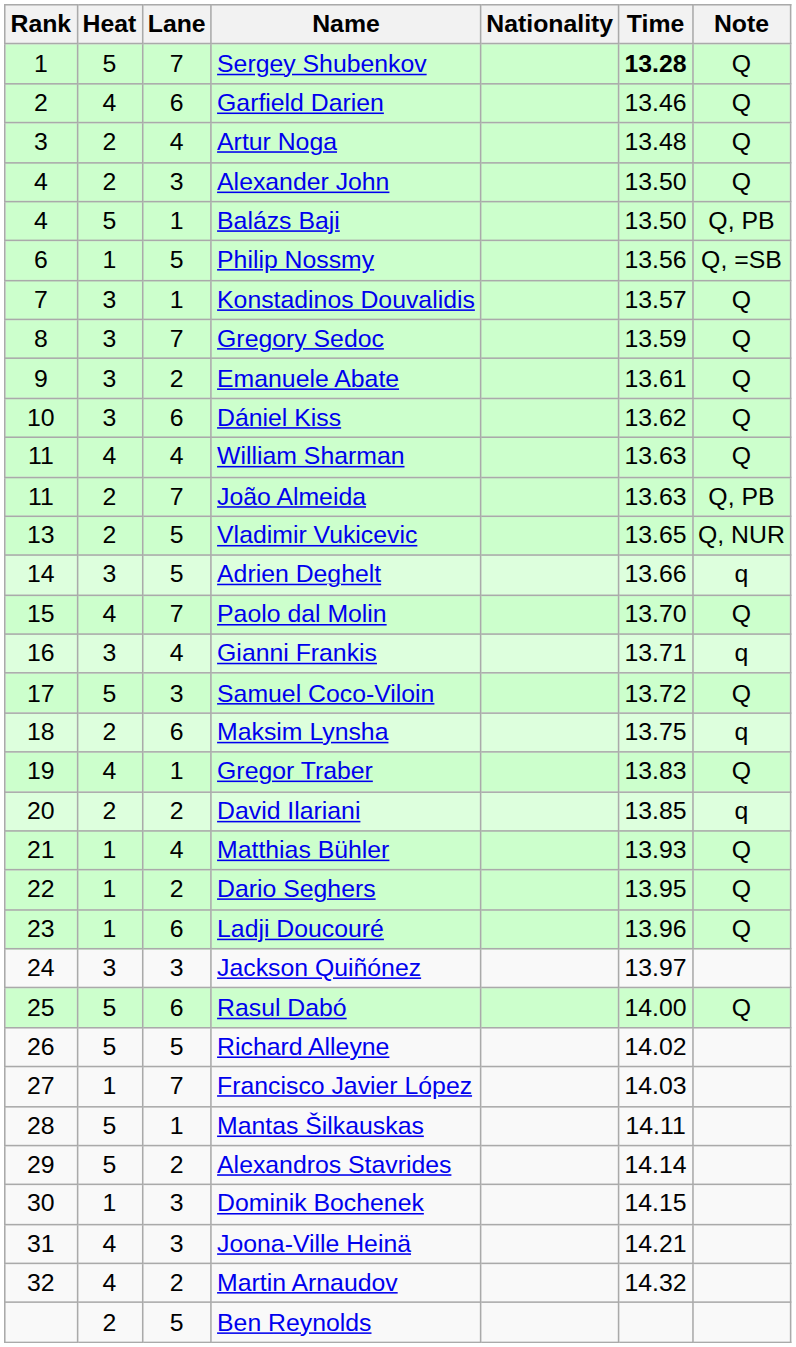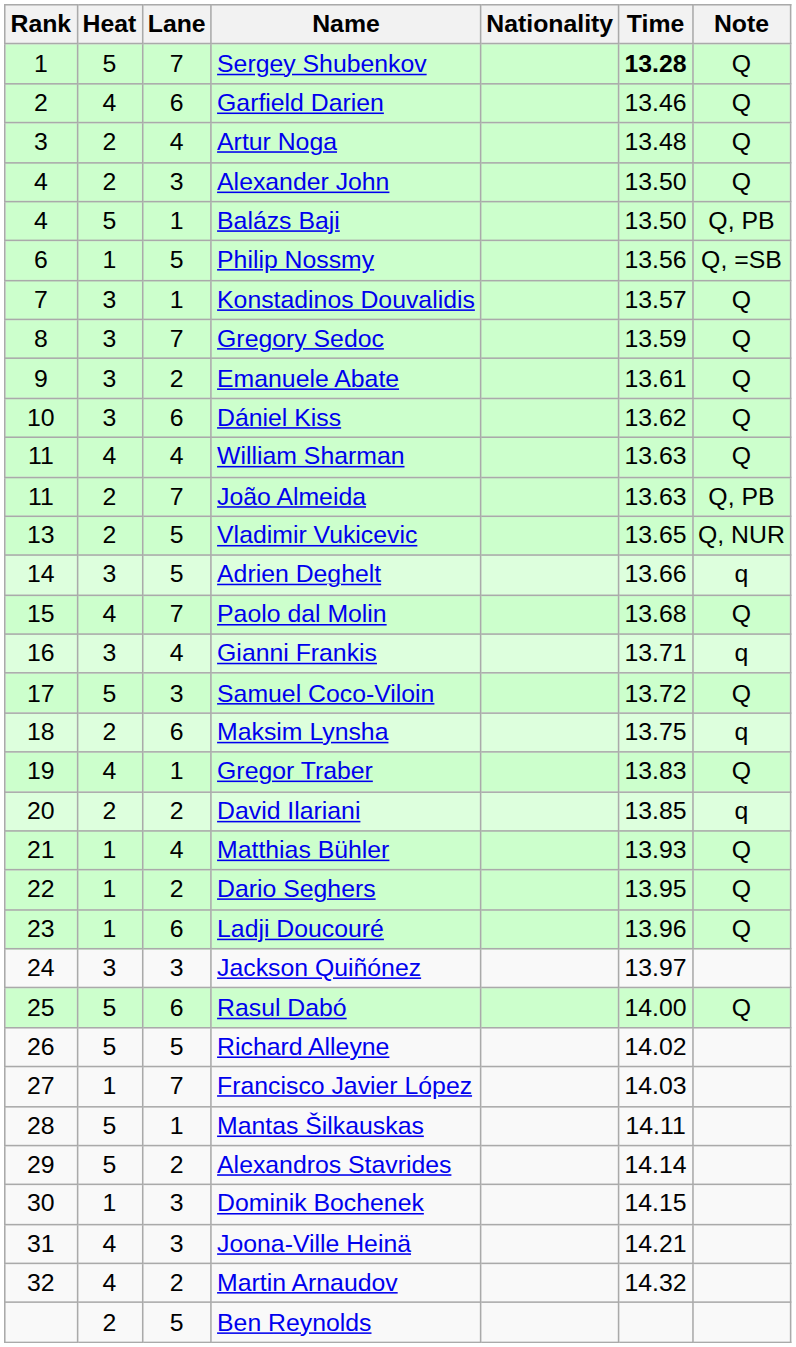(656, 614) 13.70 -> (656, 614) 13.68
